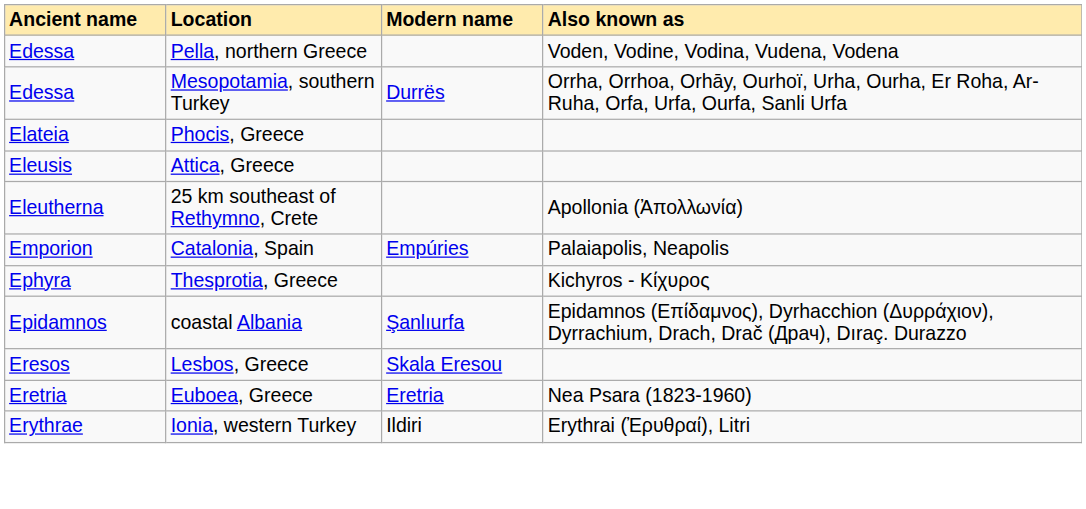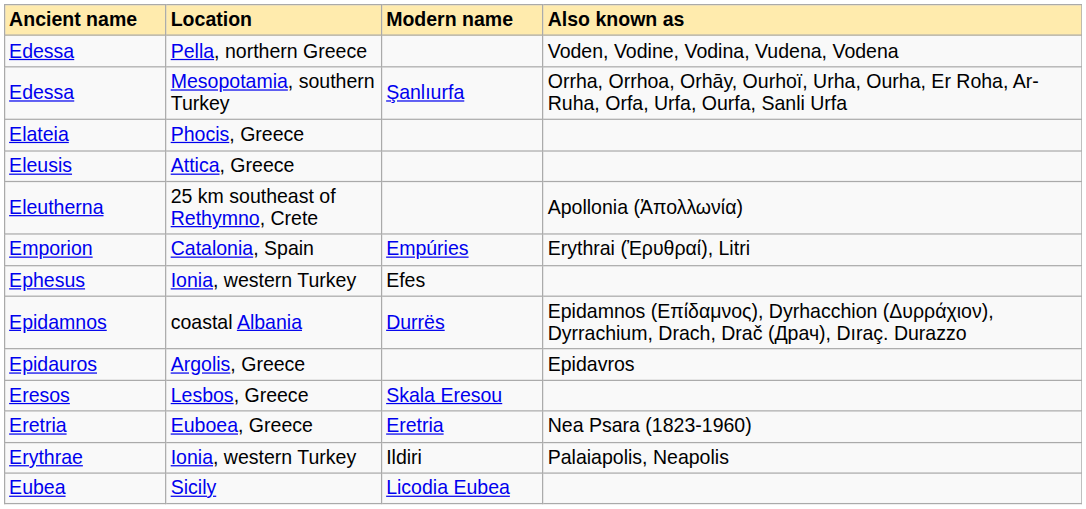(415, 92) Durrës -> (425, 92) Şanlıurfa
(638, 249) Palaiapolis, Neapolis -> (649, 249) Erythrai (Ἐρυθραί), Litri
+ row: (47, 280)
- row: (40, 280)
(425, 322) Şanlıurfa -> (415, 322) Durrës
+ row: (53, 364)
(649, 426) Erythrai (Ἐρυθραί), Litri -> (638, 457) Palaiapolis, Neapolis
+ row: (37, 488)
